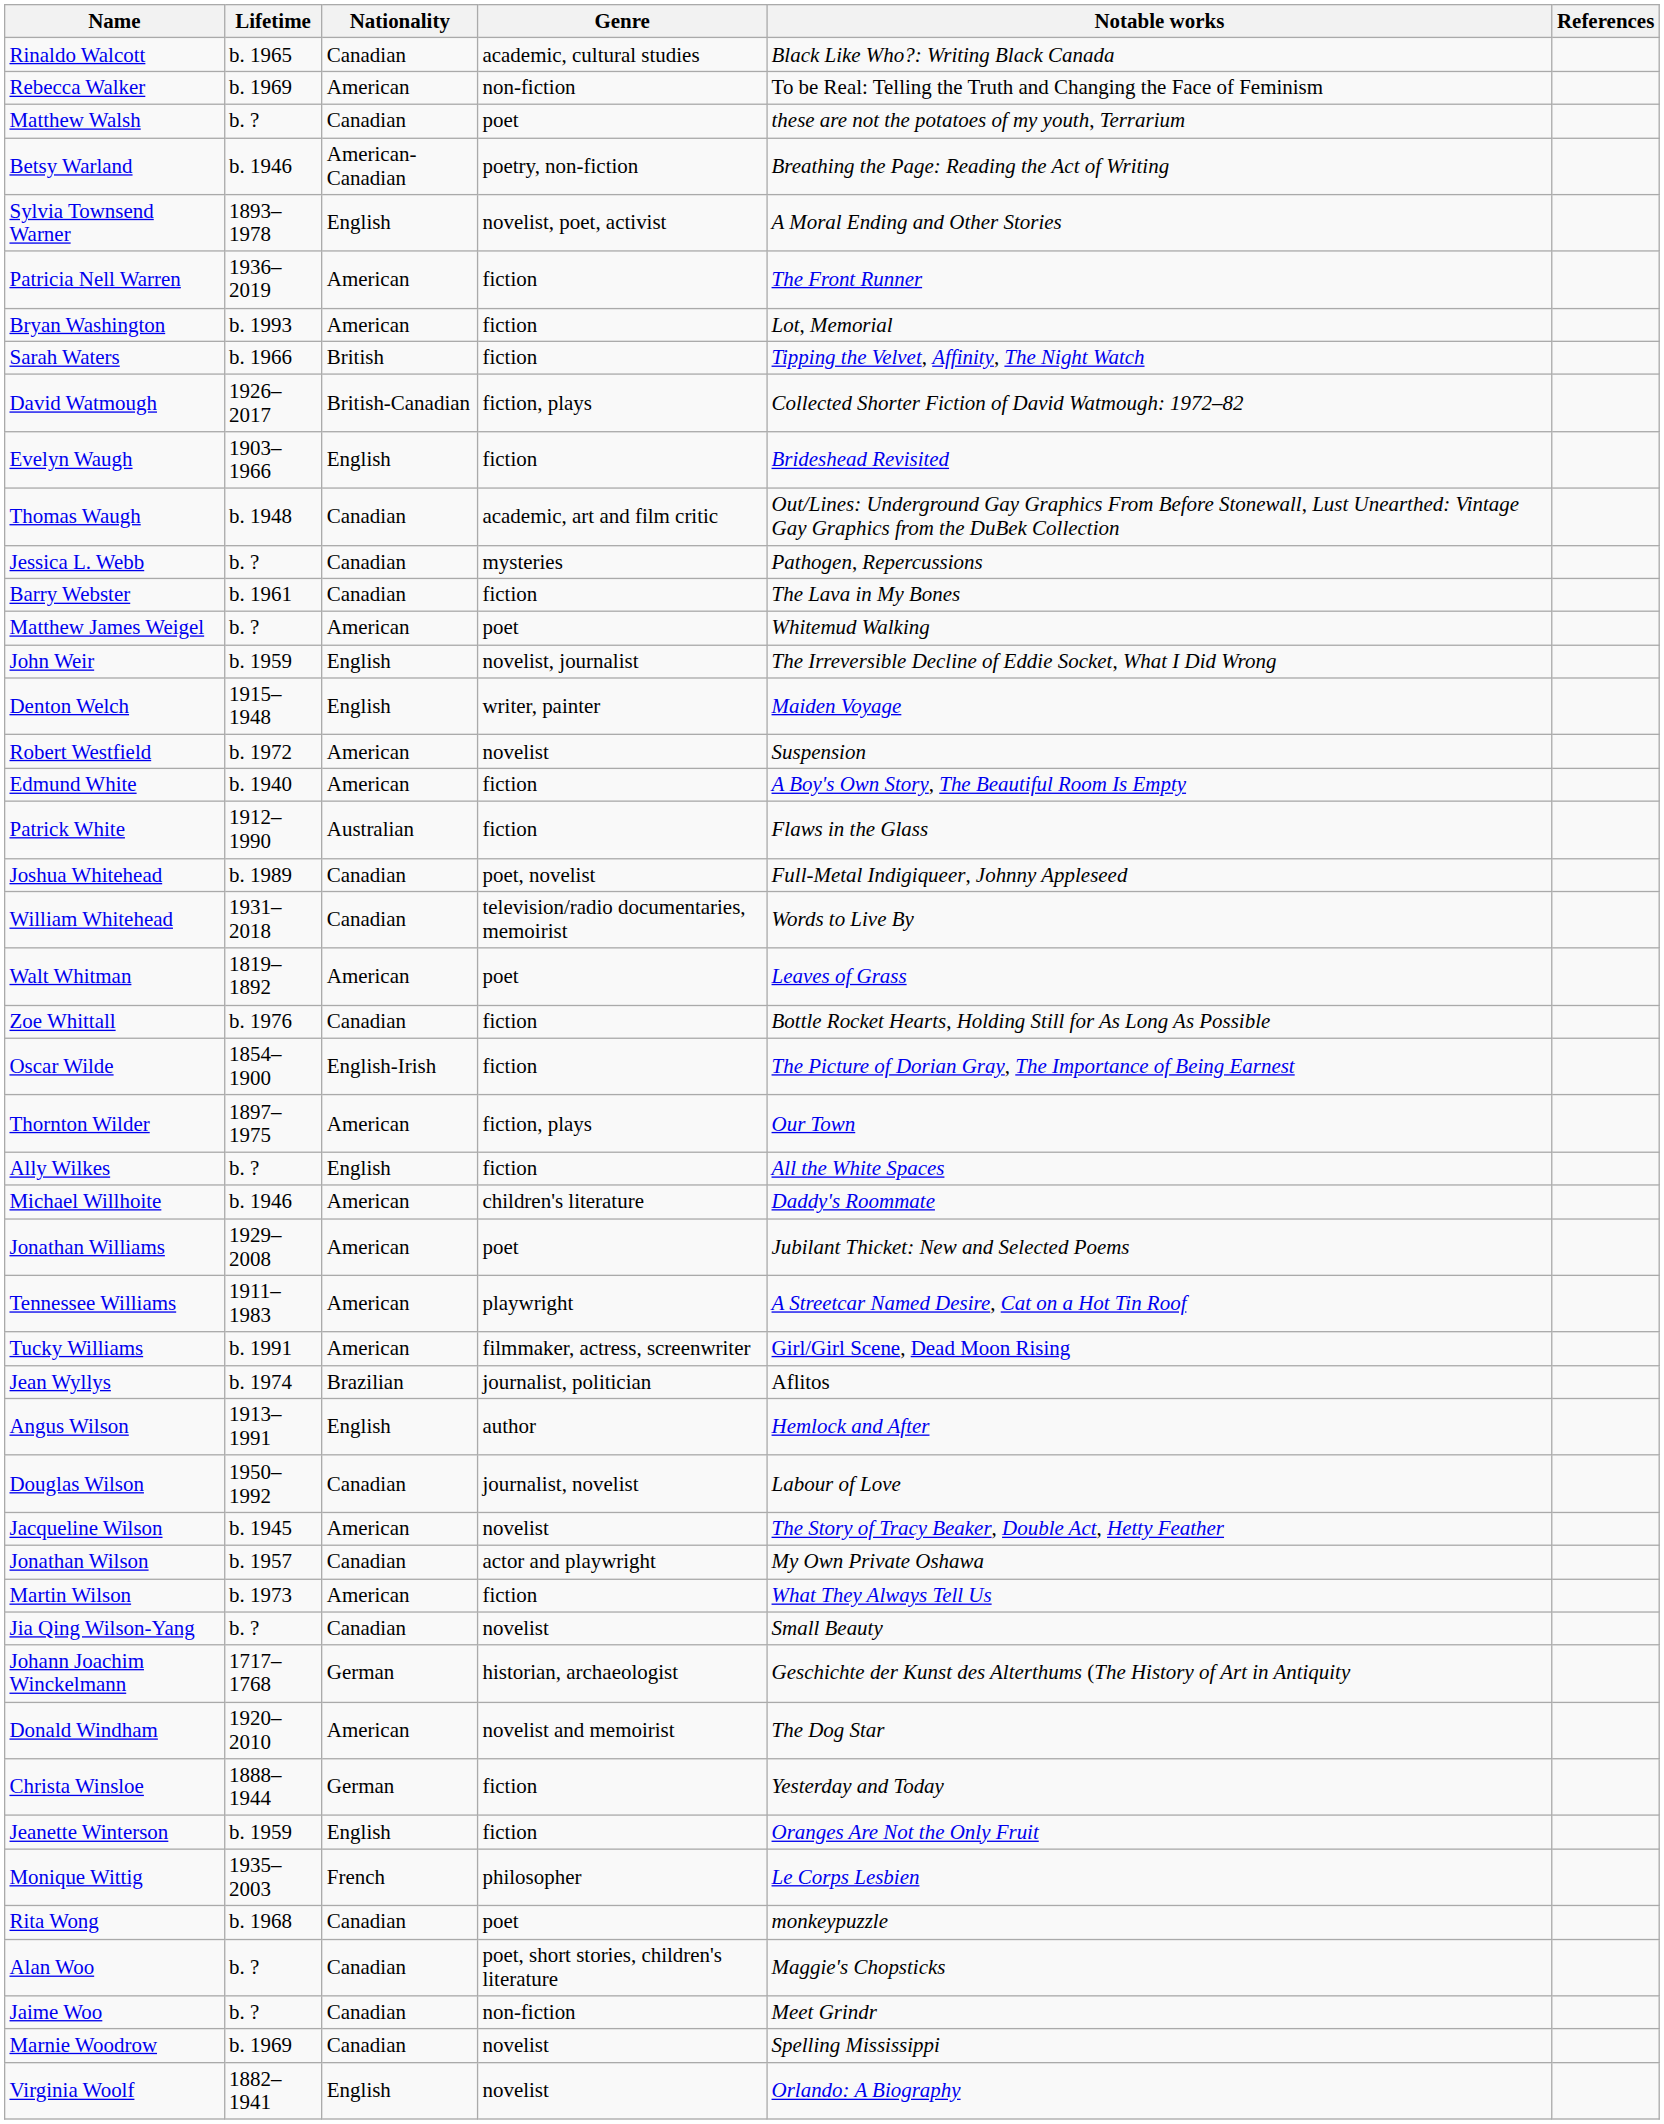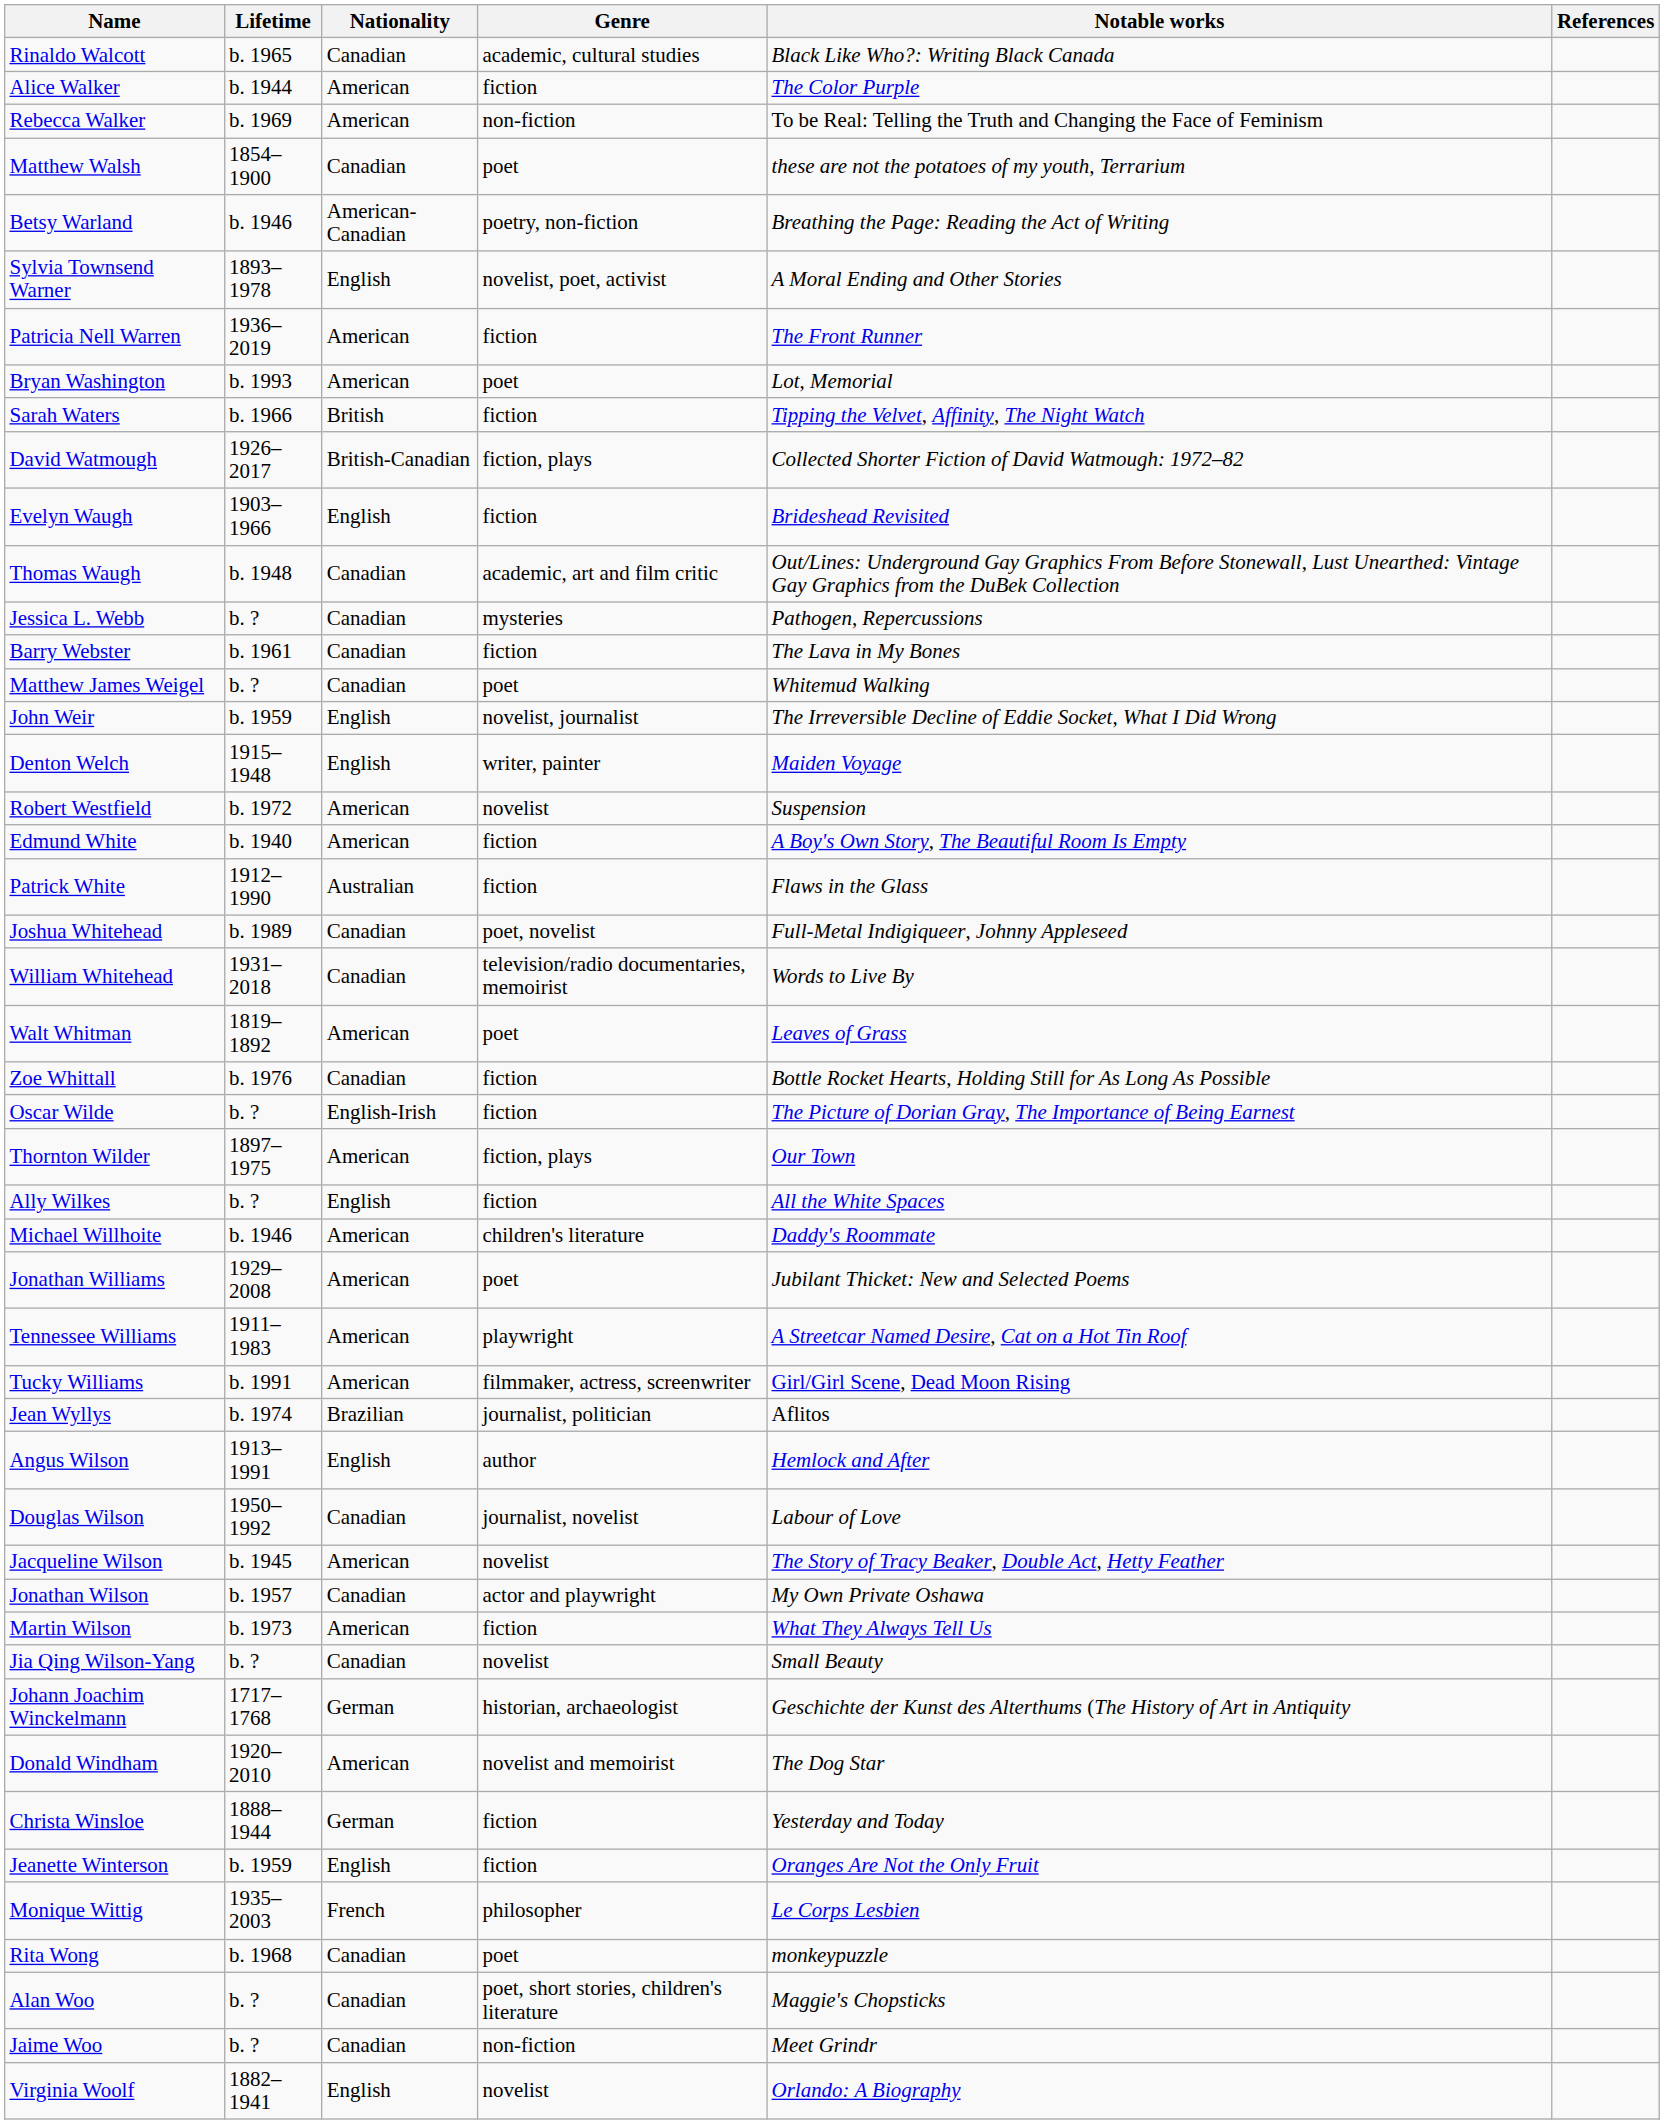+ row: (65, 87)
(244, 120) b. ? -> (255, 165) 1854–1900
(510, 324) fiction -> (501, 381) poet
(368, 627) American -> (366, 684) Canadian
(255, 1066) 1854–1900 -> (244, 1111) b. ?
- row: (83, 2045)
